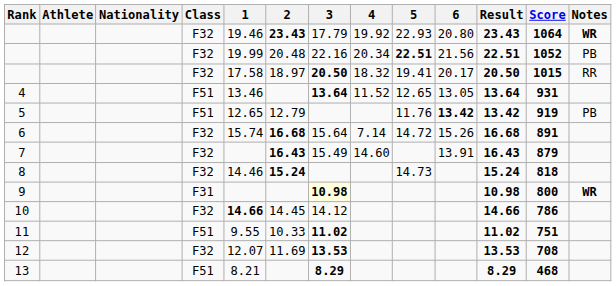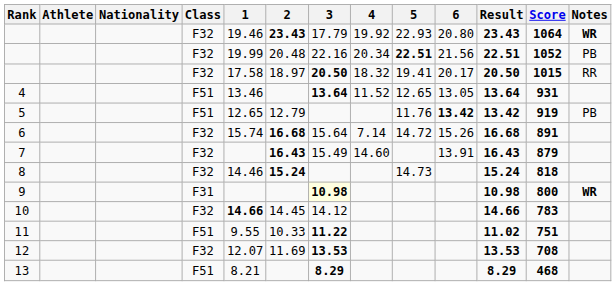(547, 211) 786 -> (547, 211) 783
(329, 231) 11.02 -> (329, 231) 11.22
